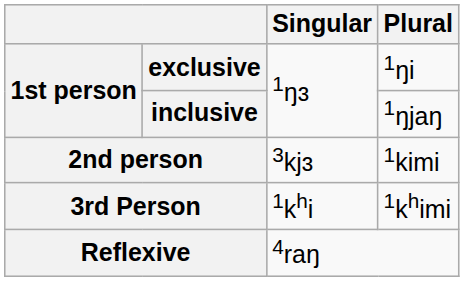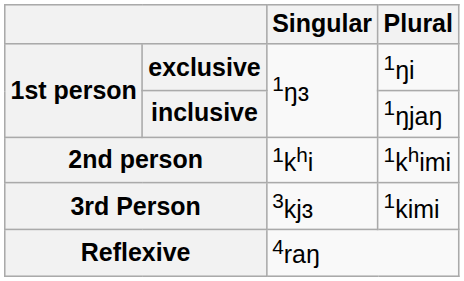(293, 159) 3kjɜ -> (293, 159) 1khi
(412, 159) 1kimi -> (417, 159) 1khimi
(293, 206) 1khi -> (293, 206) 3kjɜ
(417, 206) 1khimi -> (412, 206) 1kimi
